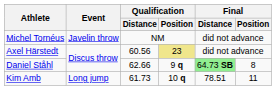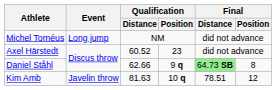(93, 38) Javelin throw -> (88, 38) Long jump
(140, 52) 60.56 -> (140, 52) 60.52
(177, 52) khaki background -> (177, 52) no background
(88, 79) Long jump -> (93, 79) Javelin throw
(140, 79) 61.73 -> (140, 79) 81.63
(253, 79) 11 -> (253, 79) 12
